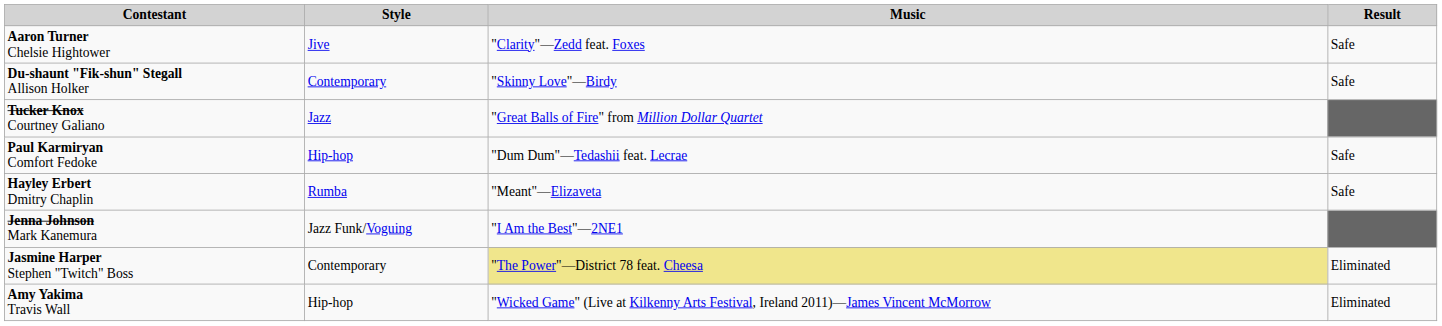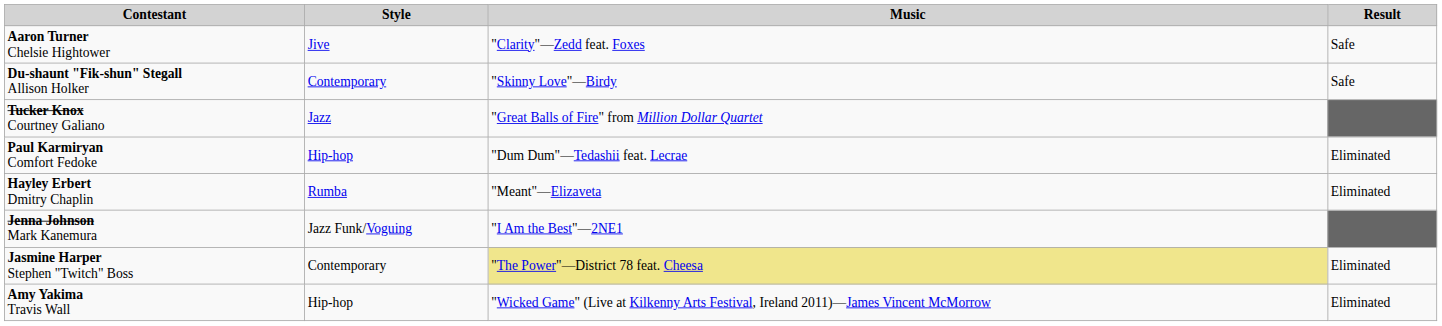(1343, 155) Safe -> (1361, 155) Eliminated
(1343, 191) Safe -> (1361, 191) Eliminated
